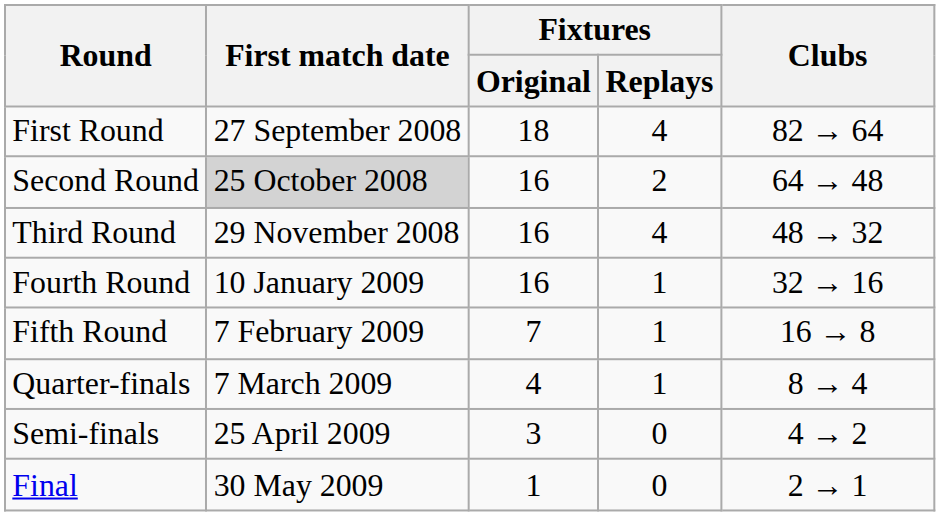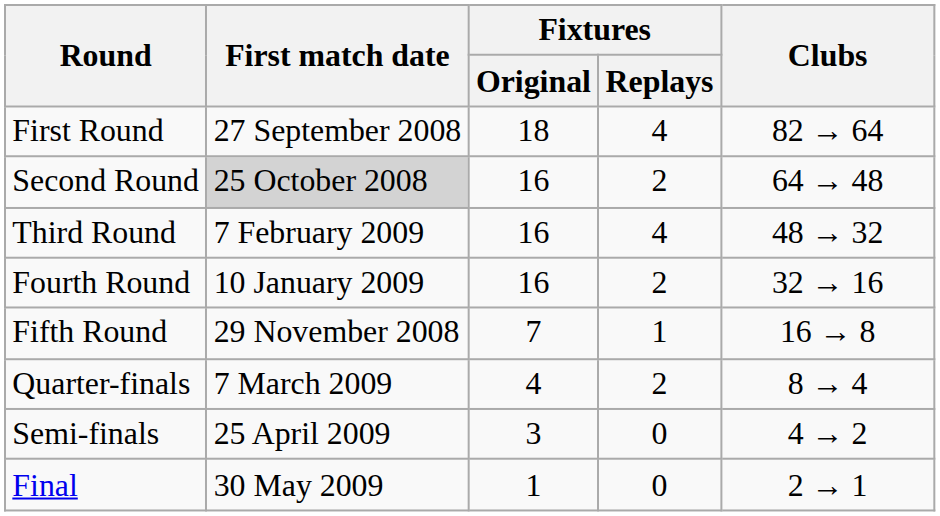(337, 231) 29 November 2008 -> (319, 231) 7 February 2009
(660, 282) 1 -> (660, 282) 2
(319, 332) 7 February 2009 -> (337, 332) 29 November 2008
(660, 383) 1 -> (660, 383) 2
